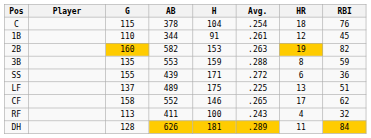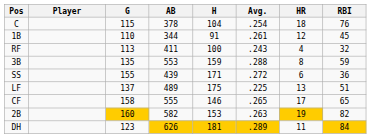rows swapped: (16, 50) <-> (16, 114)
(171, 101) 552 -> (171, 101) 555
(345, 101) 62 -> (345, 101) 65
(127, 127) 128 -> (127, 127) 123
